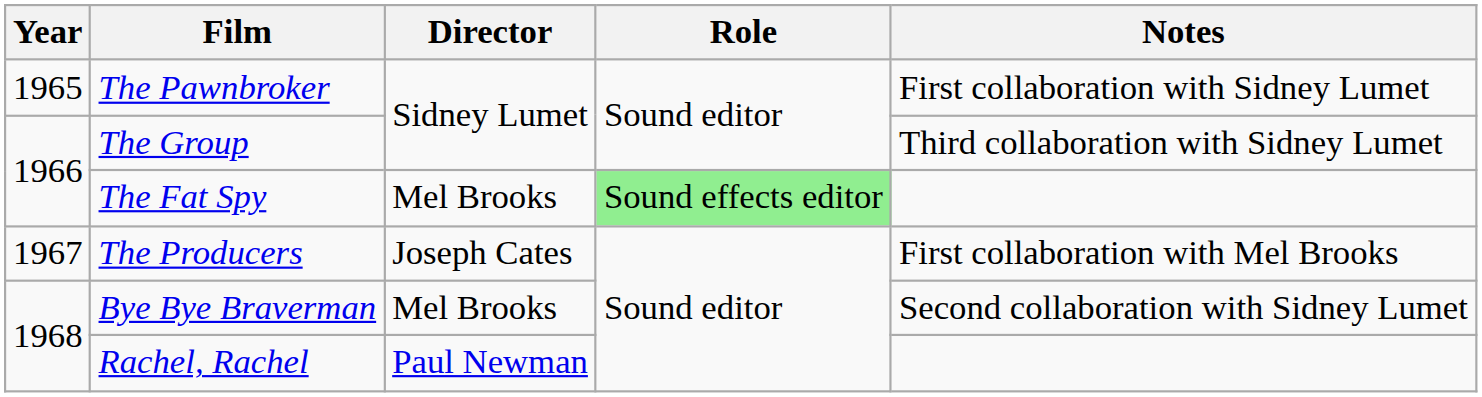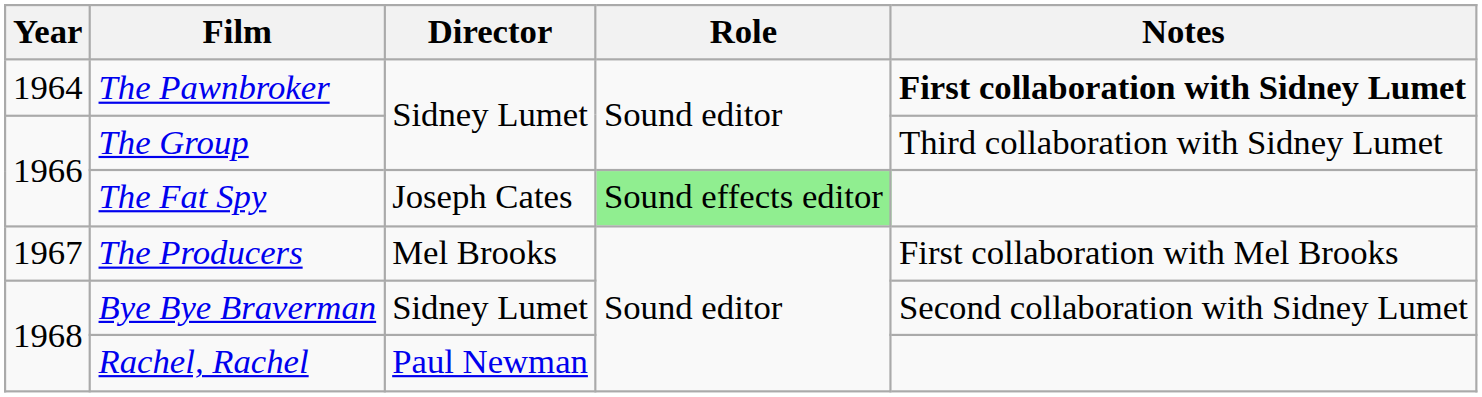(48, 87) 1965 -> (48, 87) 1964
(1164, 87) normal -> (1182, 87) bold
(475, 197) Mel Brooks -> (482, 197) Joseph Cates
(482, 252) Joseph Cates -> (475, 252) Mel Brooks
(475, 307) Mel Brooks -> (490, 307) Sidney Lumet
